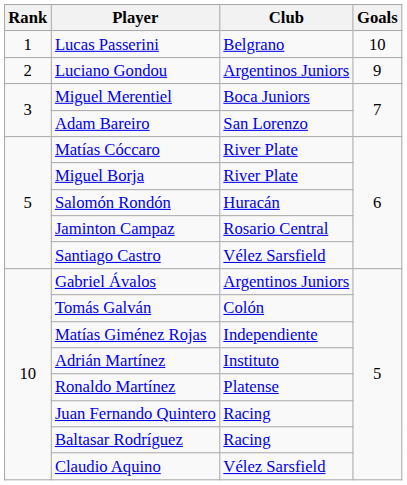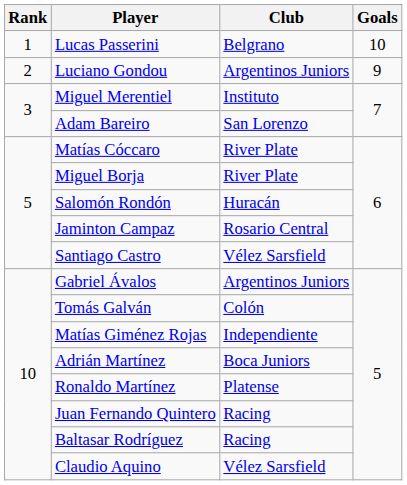(267, 96) Boca Juniors -> (251, 96) Instituto
(251, 360) Instituto -> (267, 360) Boca Juniors
